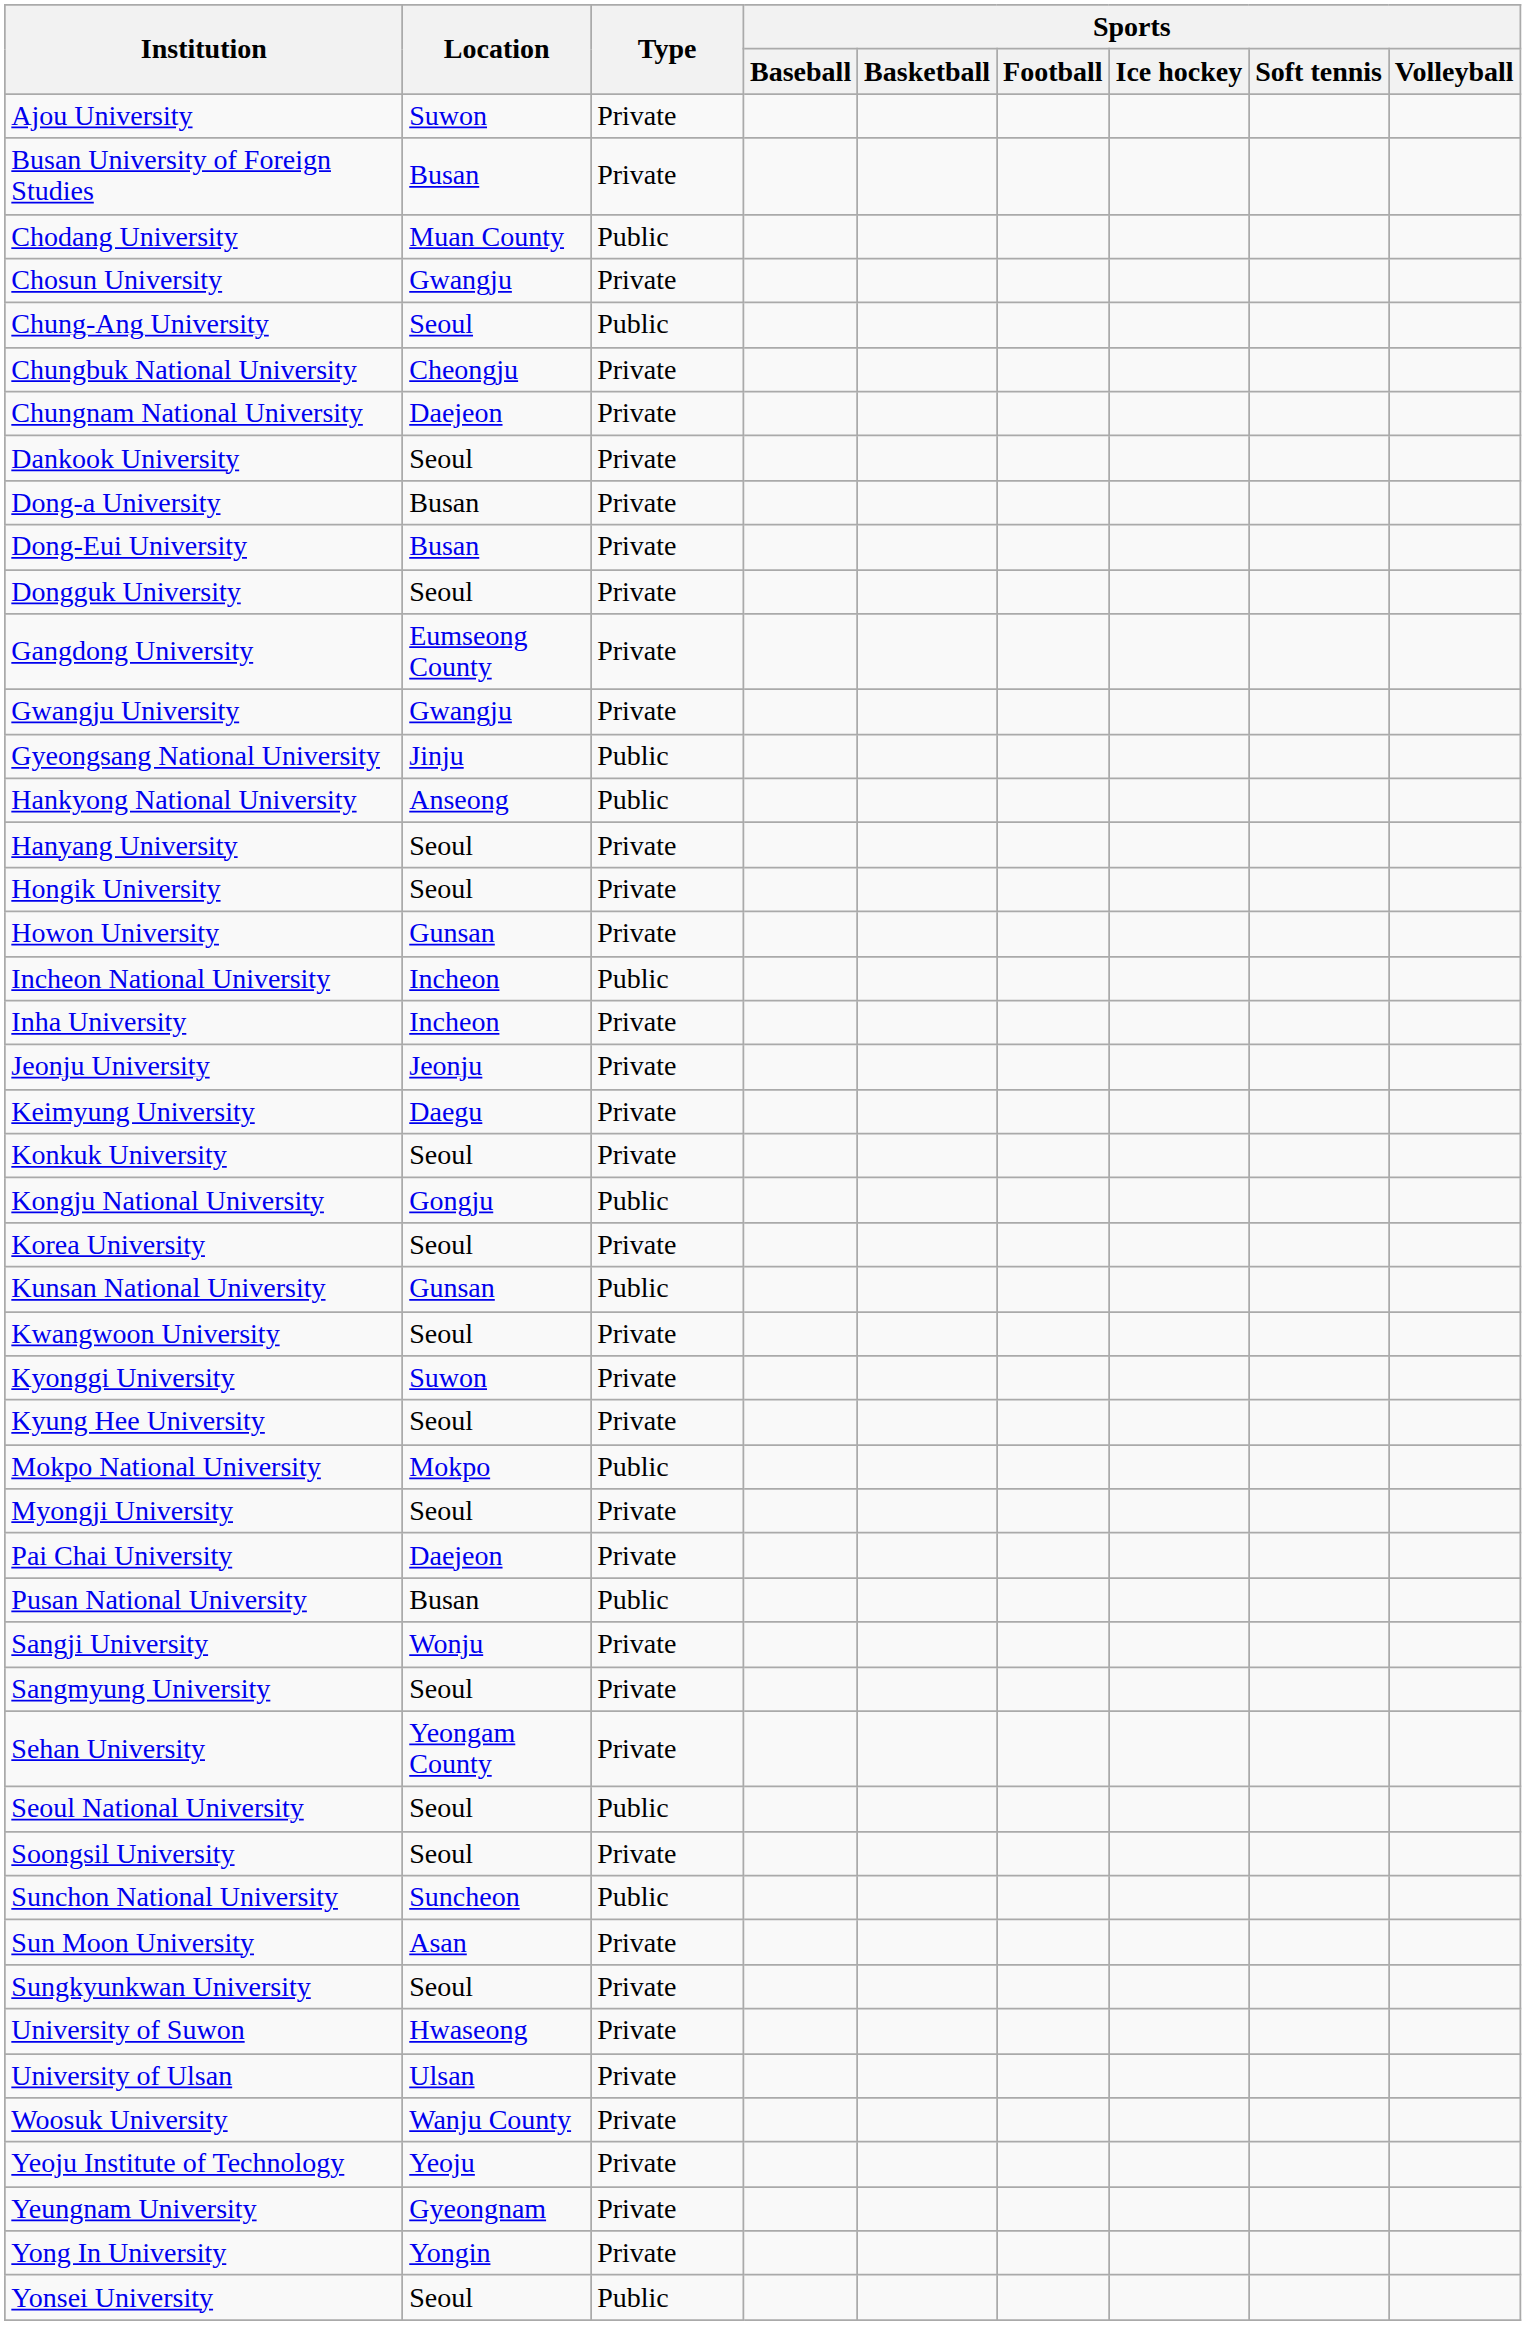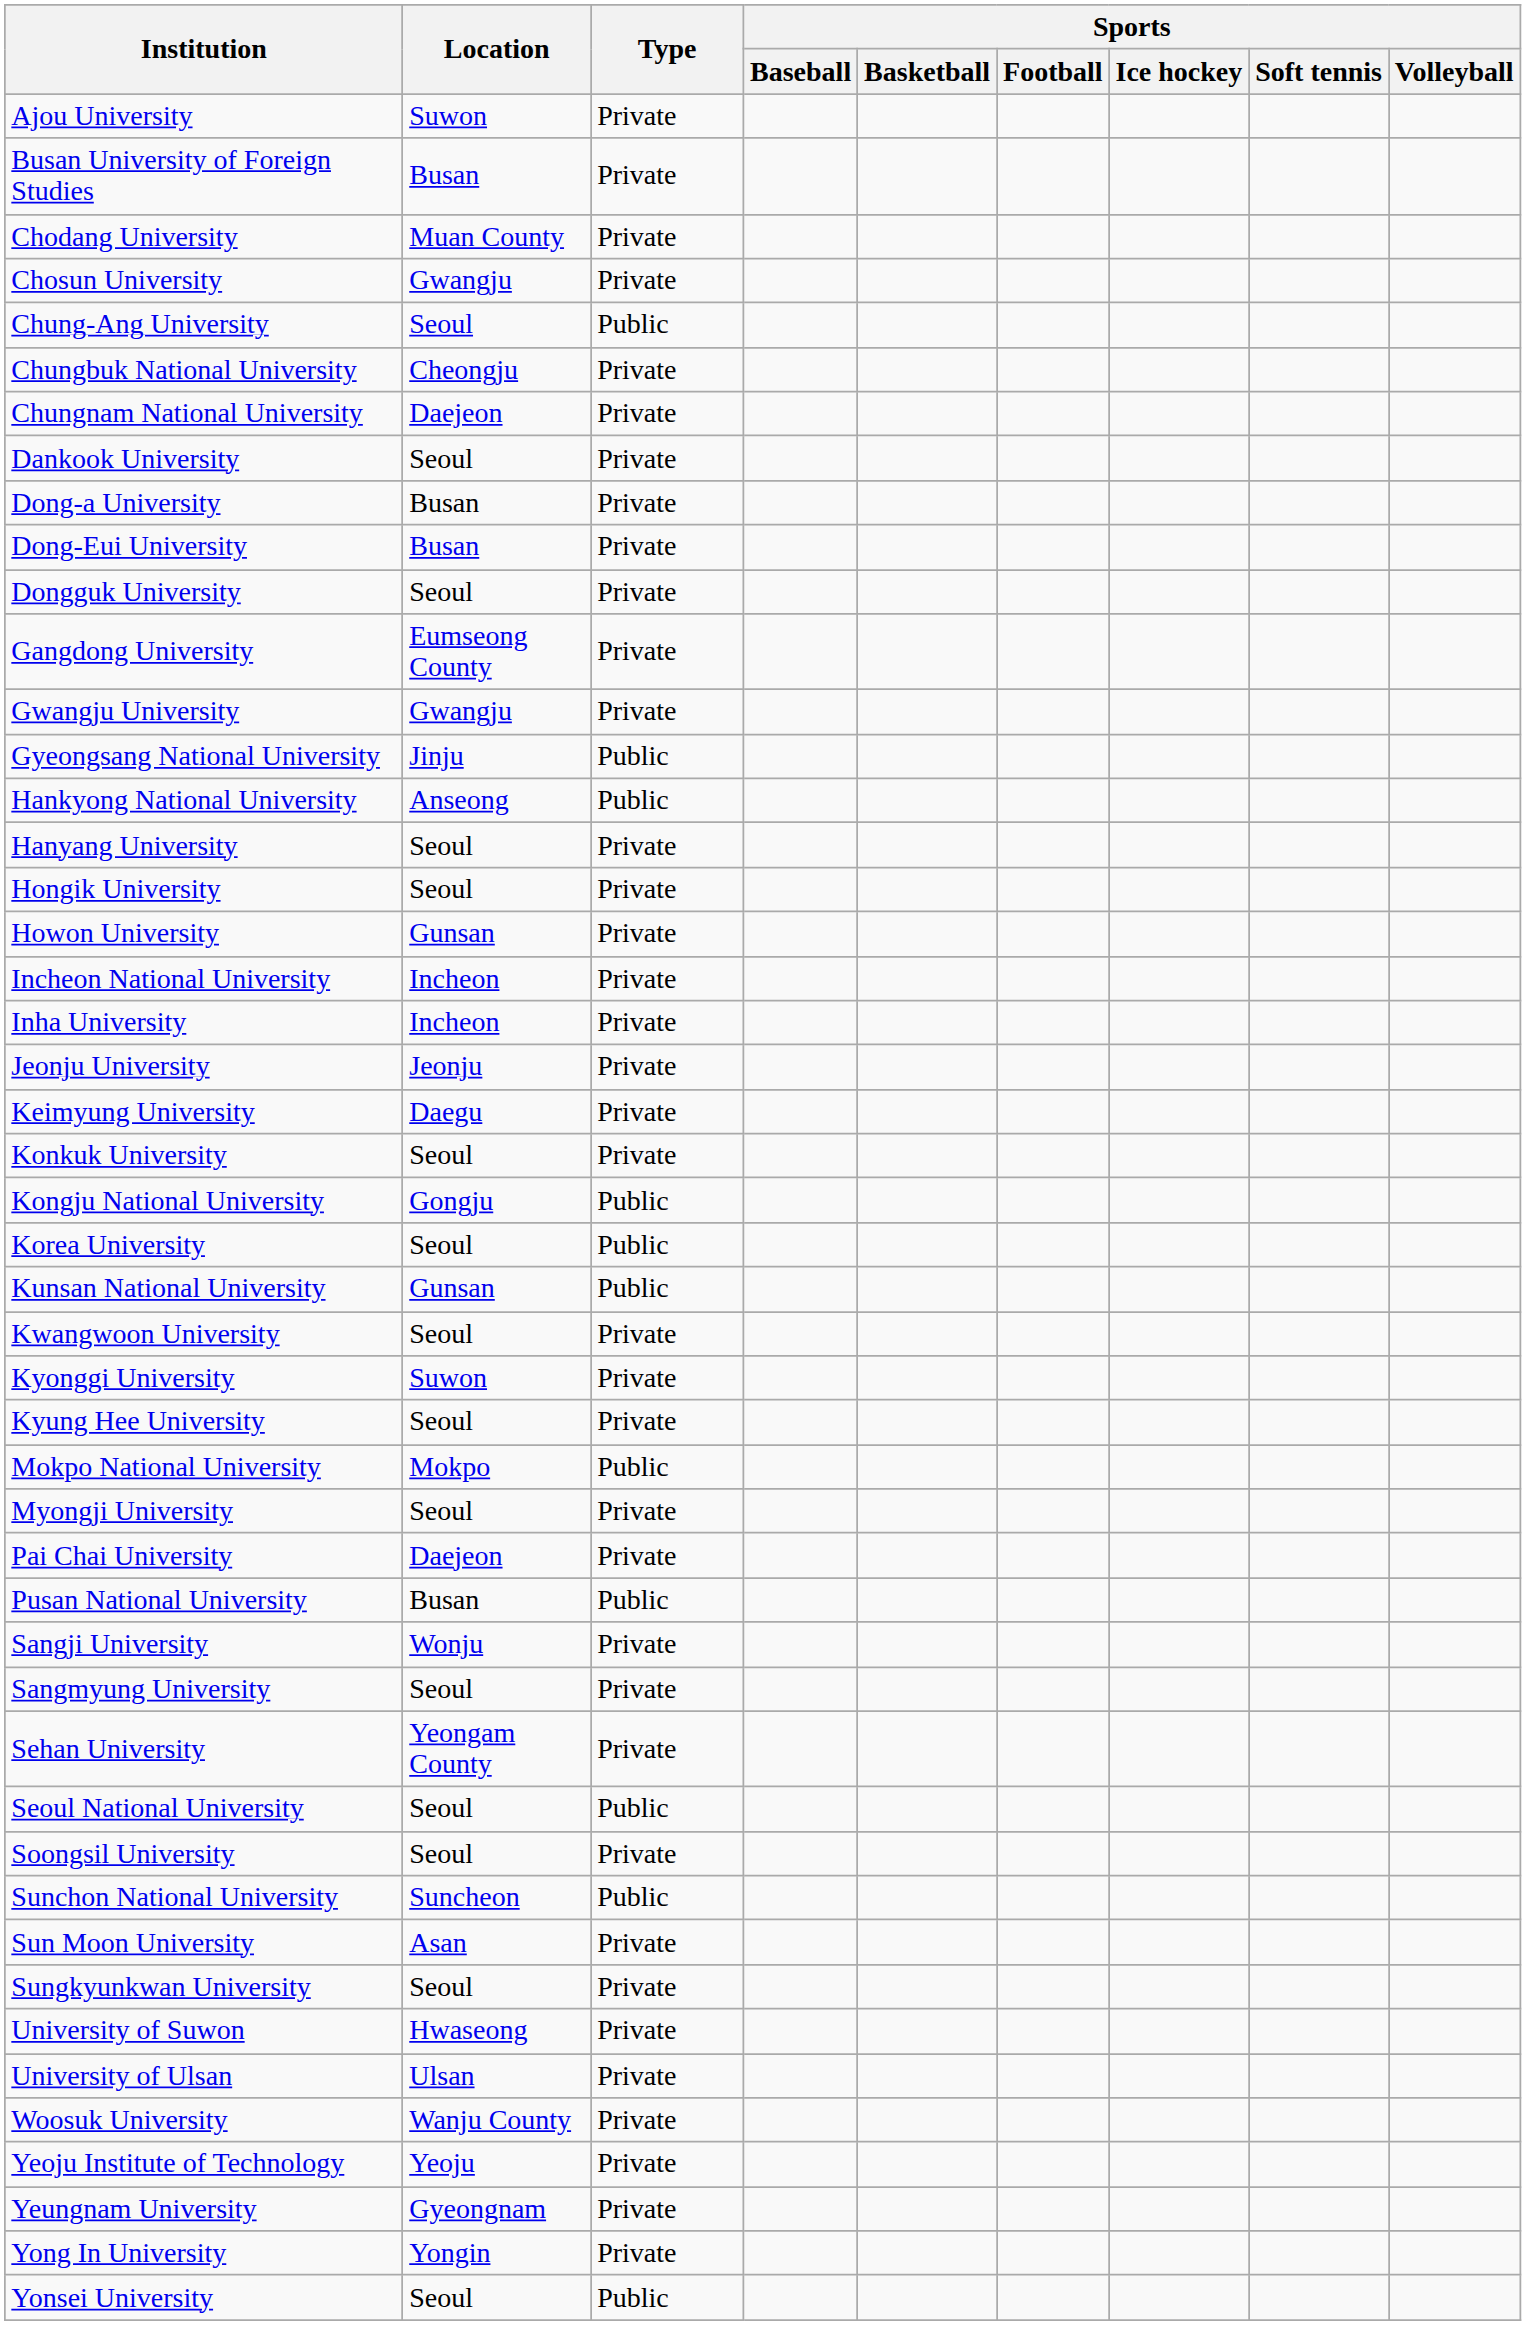(633, 235) Public -> (637, 235) Private
(633, 977) Public -> (637, 977) Private
(637, 1244) Private -> (633, 1244) Public
